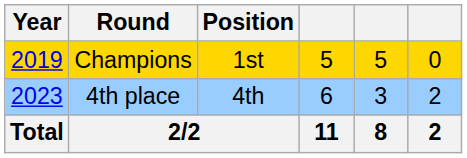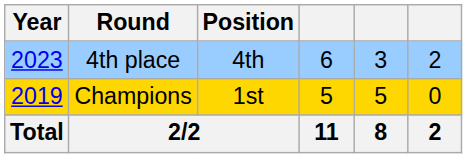rows swapped: (133, 59) <-> (133, 96)
